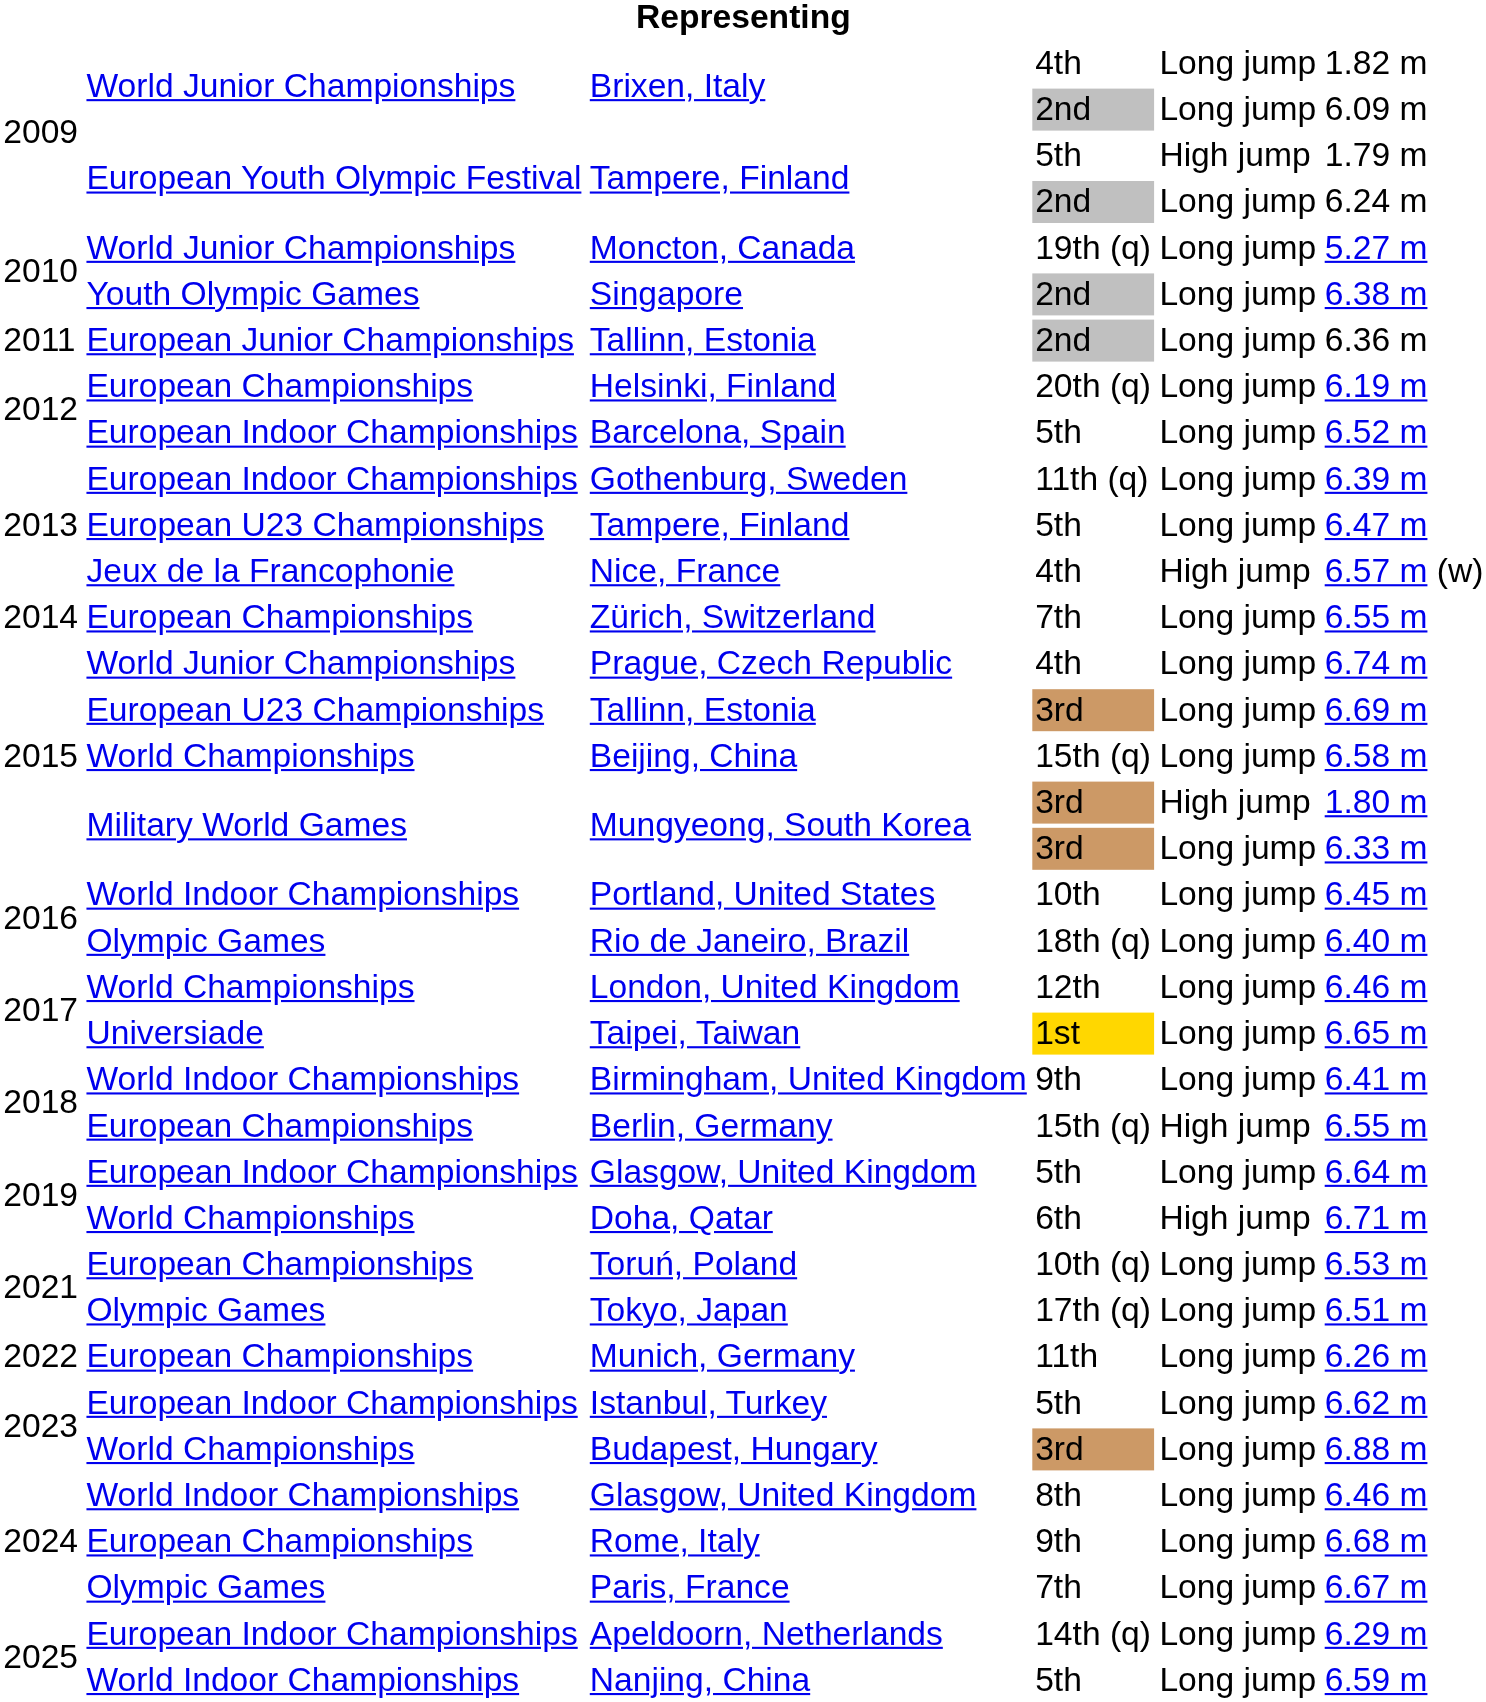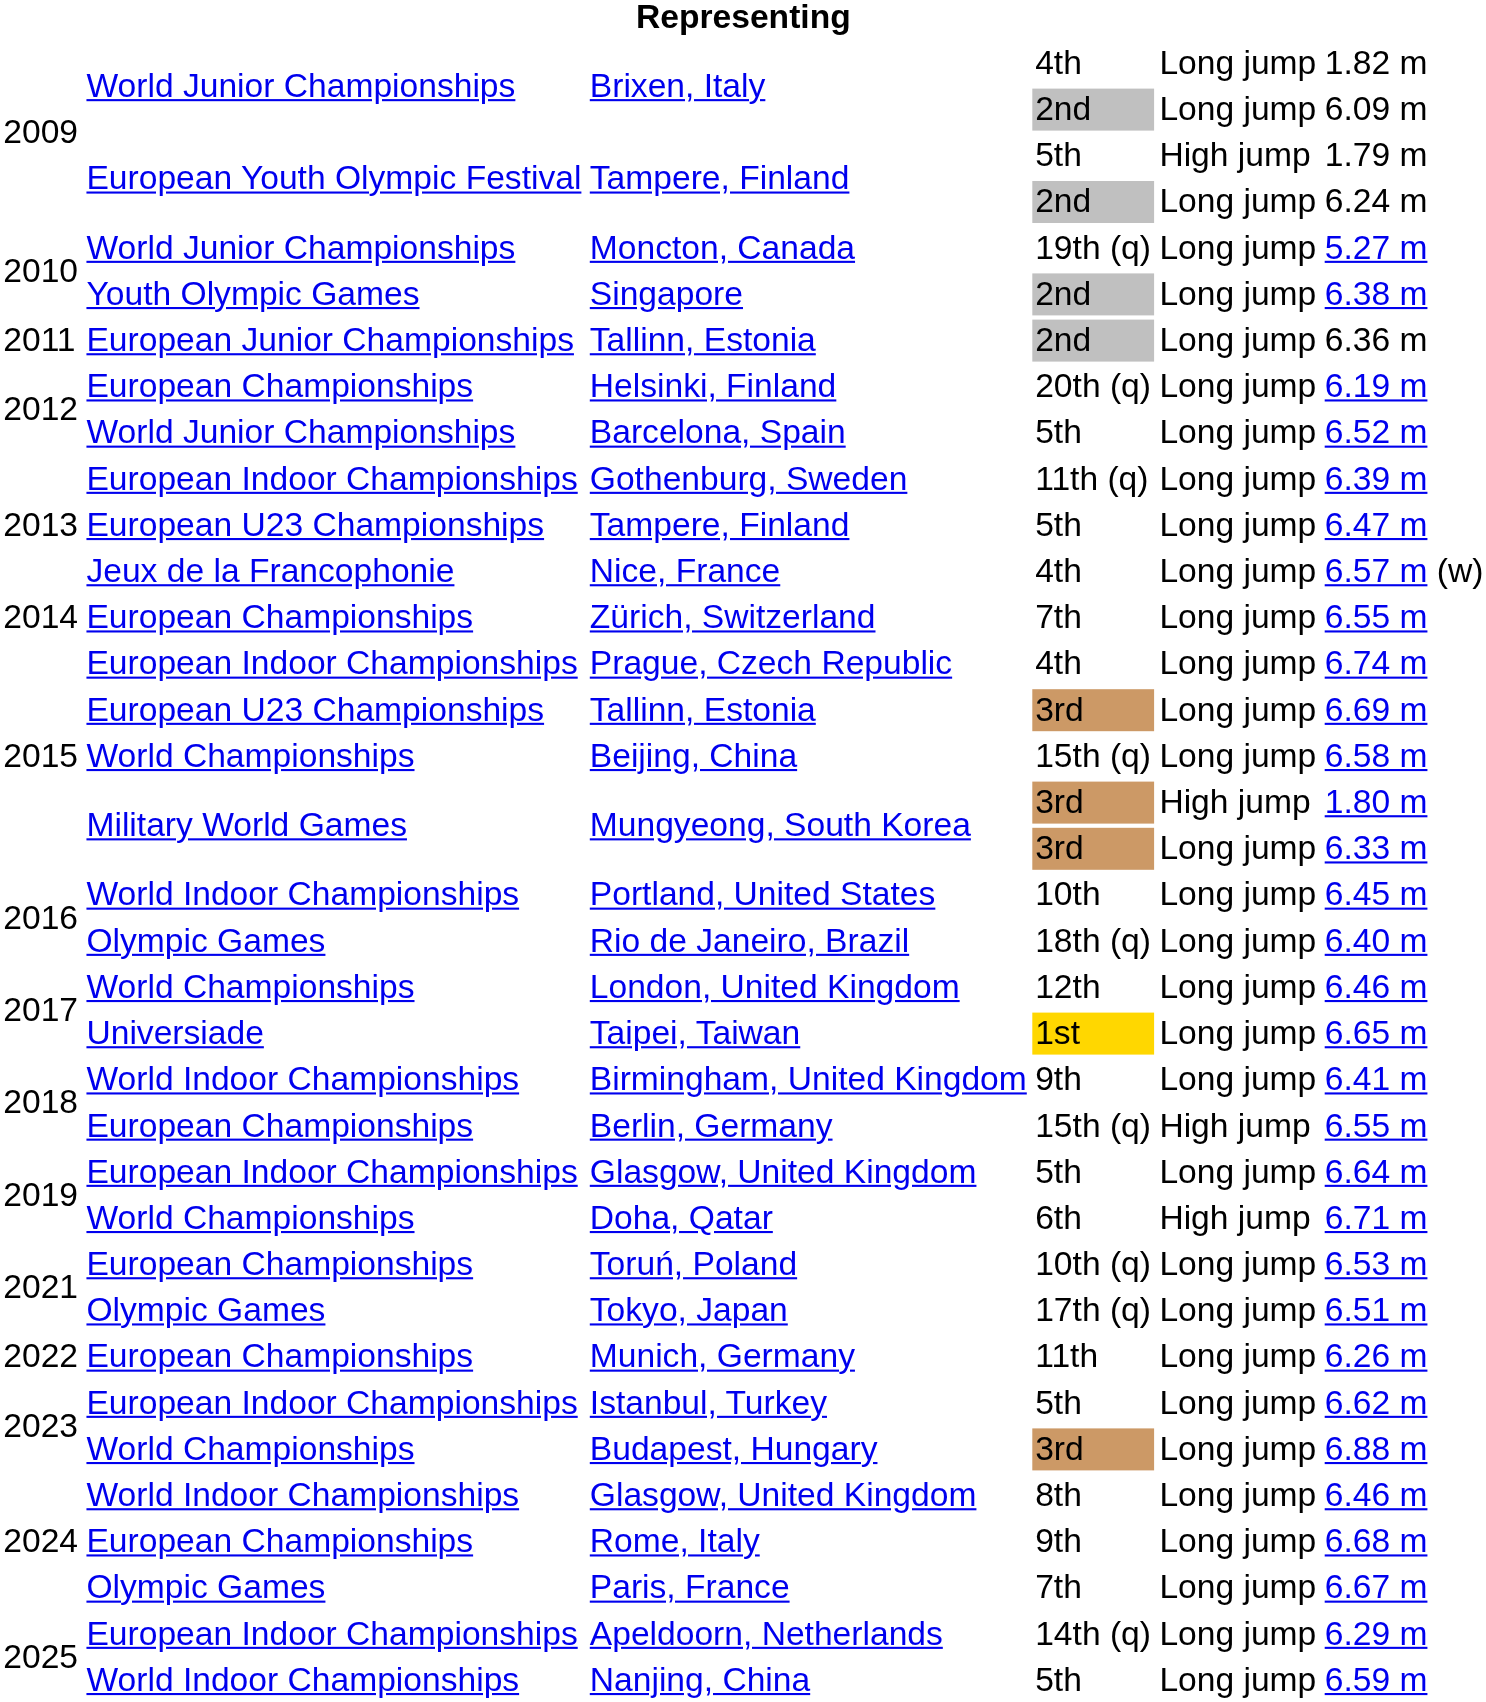(332, 432) European Indoor Championships -> (301, 432) World Junior Championships
(1235, 571) High jump -> (1238, 571) Long jump
(301, 663) World Junior Championships -> (332, 663) European Indoor Championships
